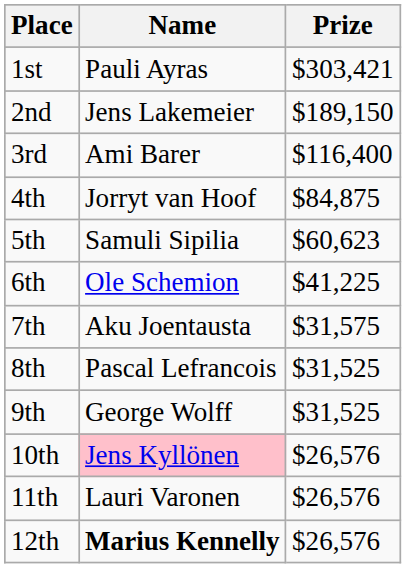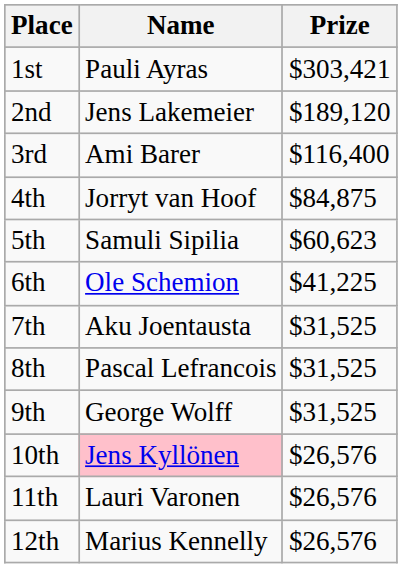(343, 111) $189,150 -> (340, 111) $189,120
(336, 326) $31,575 -> (333, 326) $31,525
(182, 540) bold -> (176, 540) normal
